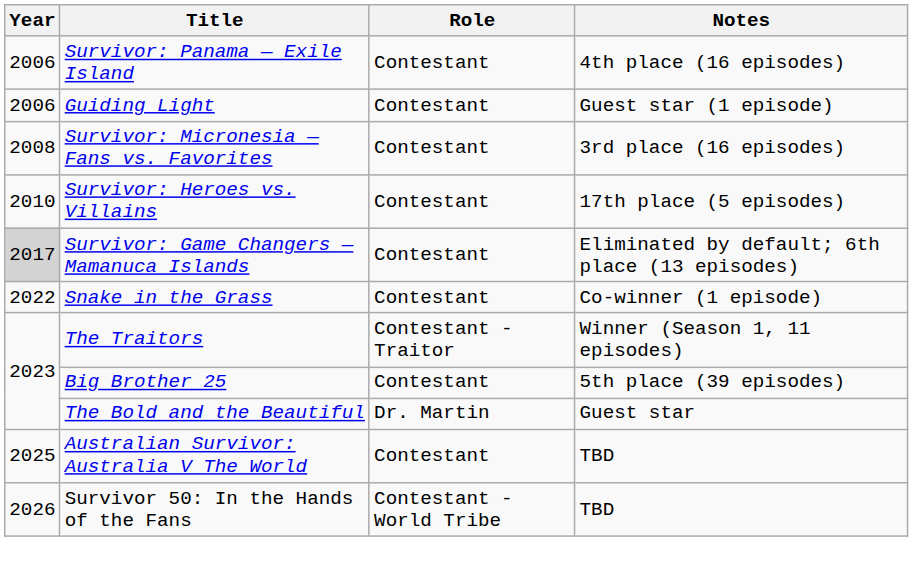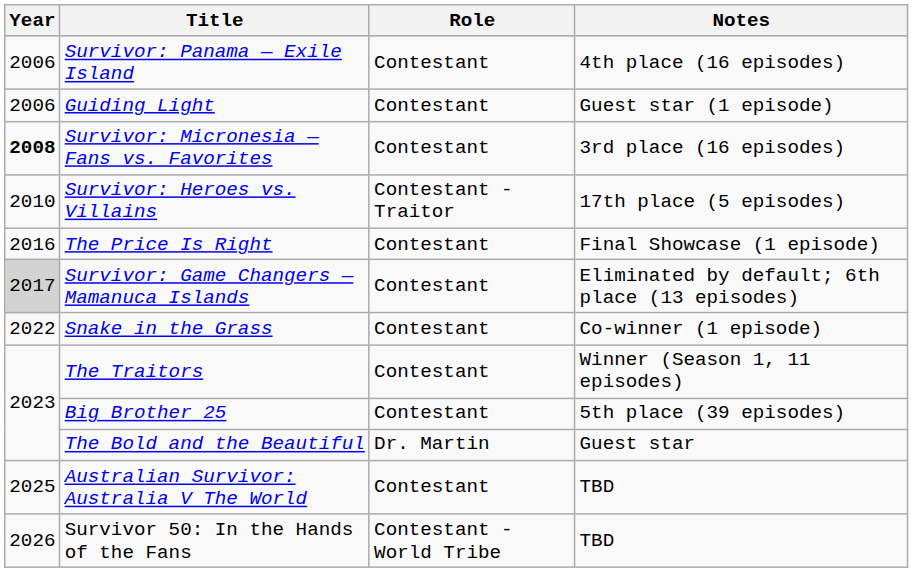(32, 148) normal -> (32, 148) bold
(432, 201) Contestant -> (443, 201) Contestant - Traitor
+ row: (169, 244)
(443, 340) Contestant - Traitor -> (432, 371) Contestant
